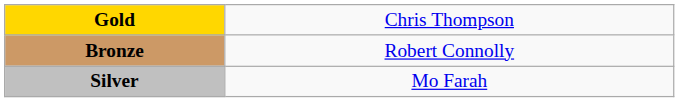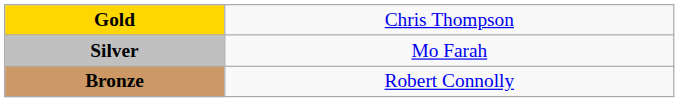rows swapped: (115, 81) <-> (115, 50)
